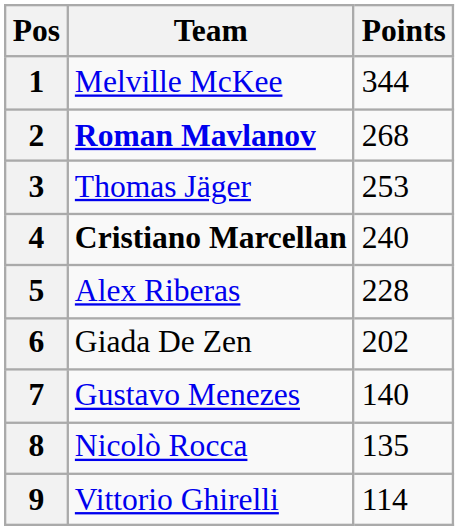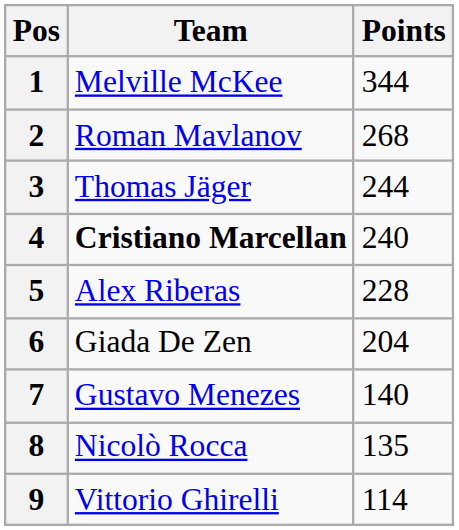(195, 134) bold -> (188, 134) normal
(385, 186) 253 -> (385, 186) 244
(385, 342) 202 -> (385, 342) 204
